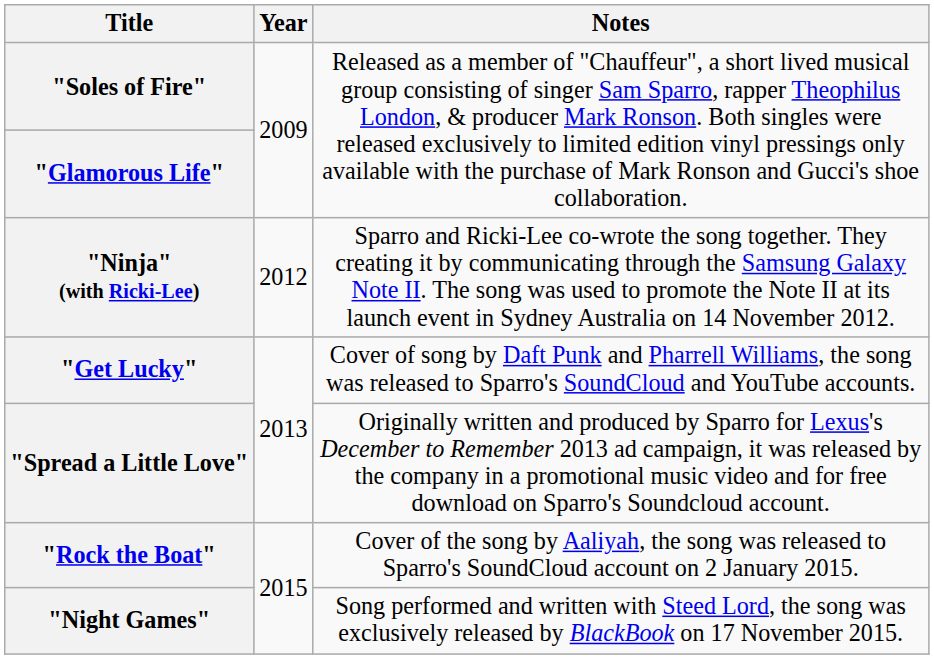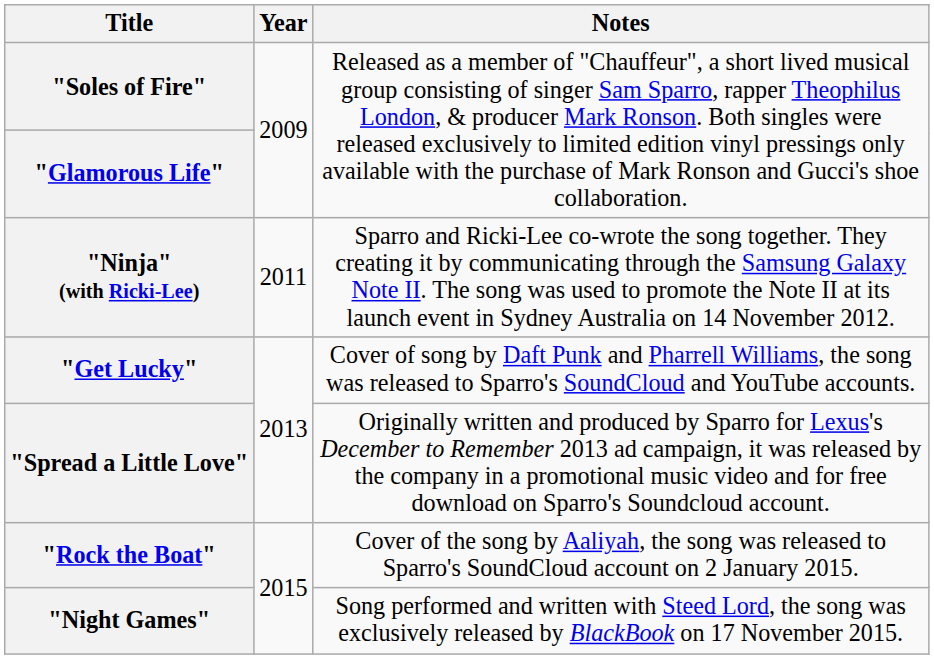(283, 276) 2012 -> (283, 276) 2011
